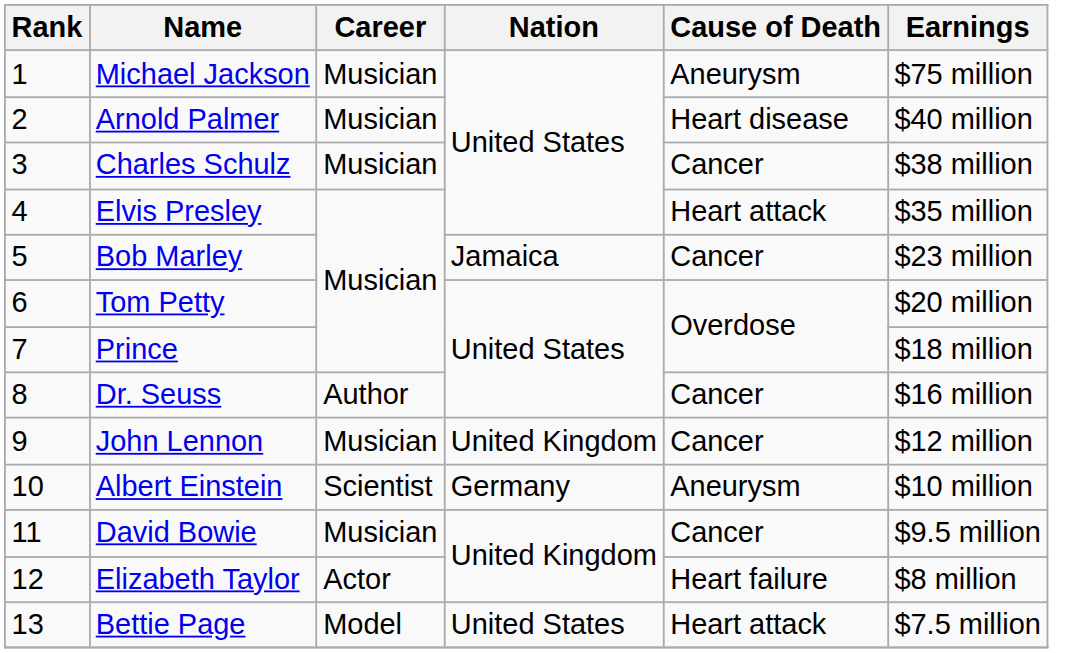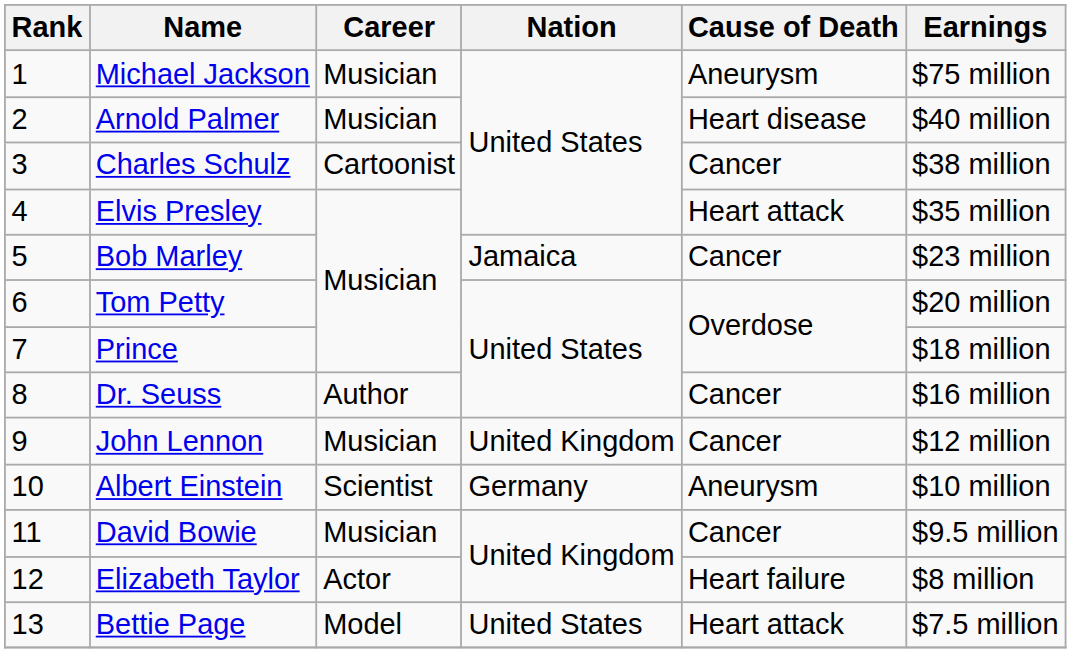(380, 165) Musician -> (389, 165) Cartoonist
